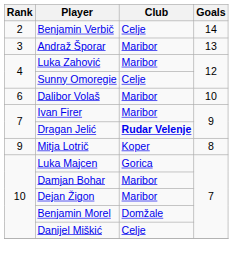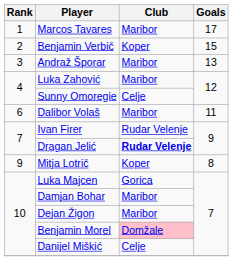+ row: (75, 29)
(134, 29) Celje -> (136, 46) Koper
(211, 29) 14 -> (211, 46) 15
(211, 96) 10 -> (211, 113) 11
(139, 113) Maribor -> (155, 130) Rudar Velenje
(142, 213) no background -> (142, 230) pink background
